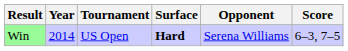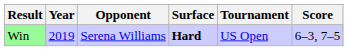columns swapped: (115, 14) <-> (246, 14)
(62, 35) 2014 -> (62, 35) 2019
